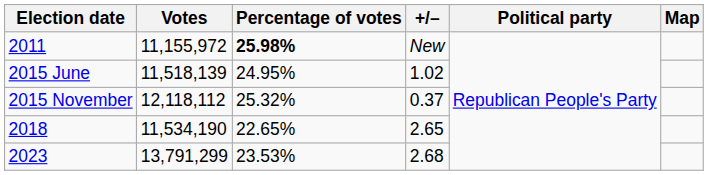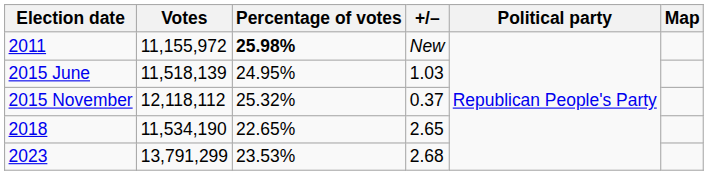(427, 73) 1.02 -> (427, 73) 1.03
